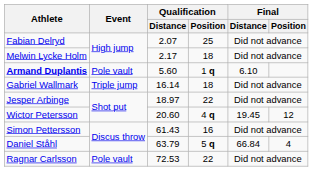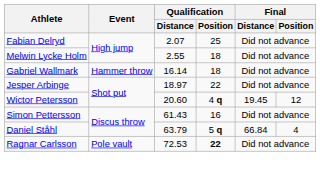(168, 56) 2.17 -> (175, 56) 2.55
- row: (47, 70)
(114, 85) Triple jump -> (122, 70) Hammer throw
(208, 159) normal -> (215, 144) bold
